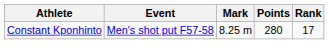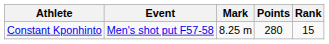(308, 30) 17 -> (308, 30) 15
